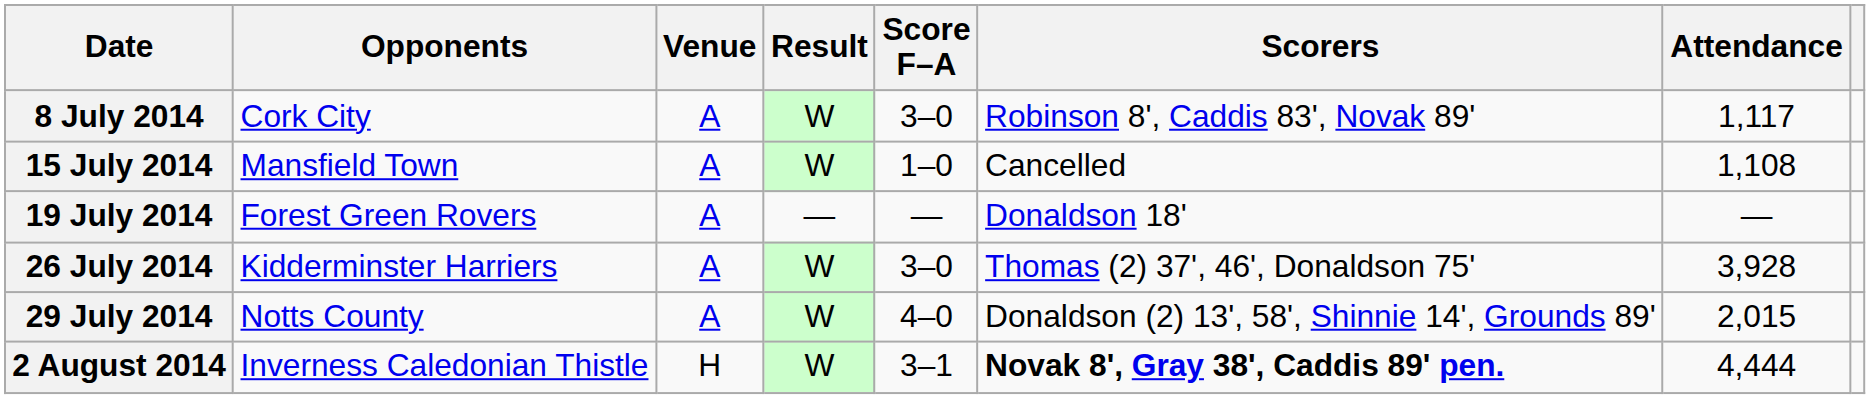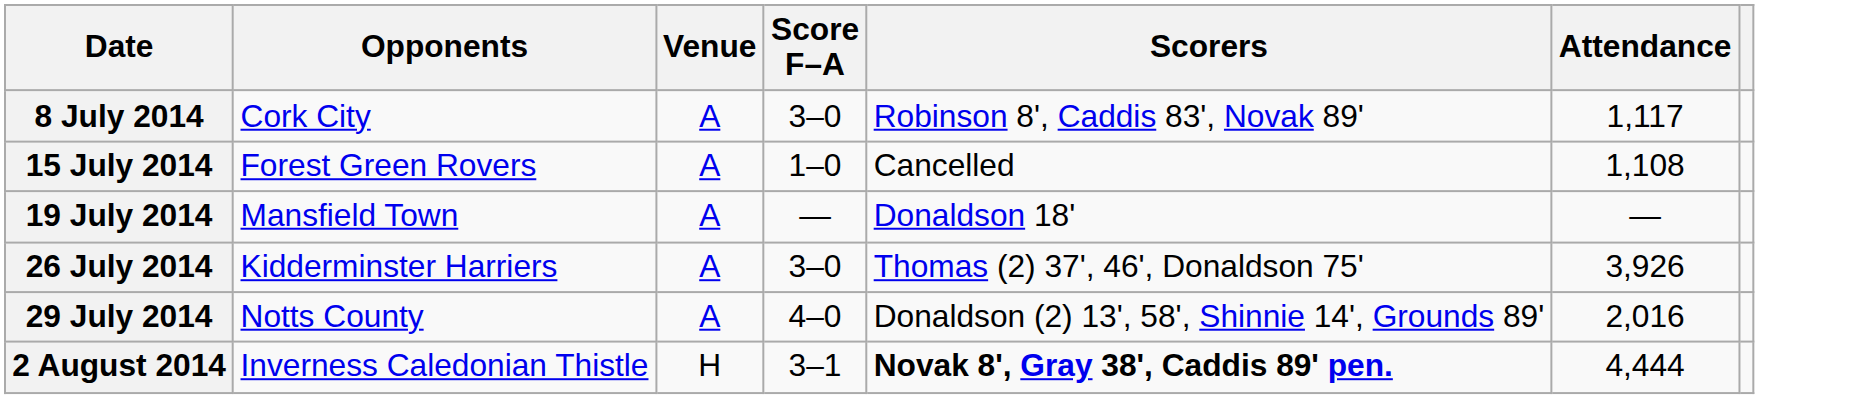- column: (819, 47)
(349, 165) Mansfield Town -> (388, 165) Forest Green Rovers
(388, 215) Forest Green Rovers -> (349, 215) Mansfield Town
(1757, 266) 3,928 -> (1645, 266) 3,926
(1757, 316) 2,015 -> (1645, 316) 2,016
